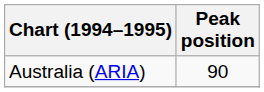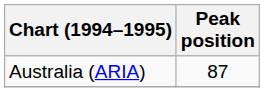(218, 71) 90 -> (218, 71) 87
